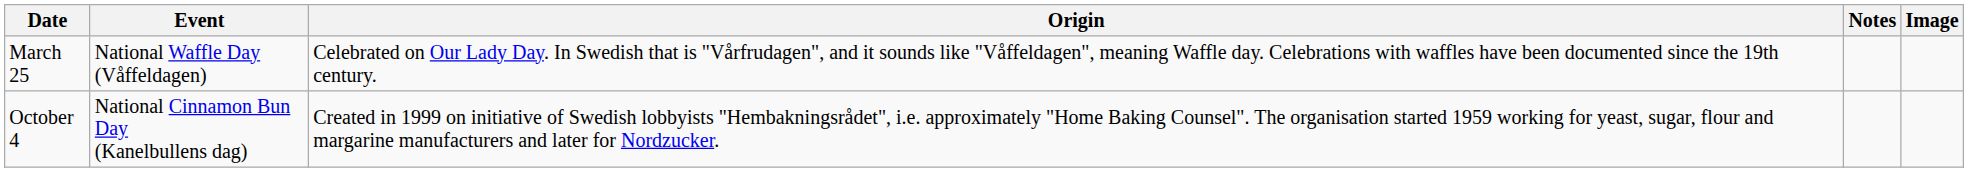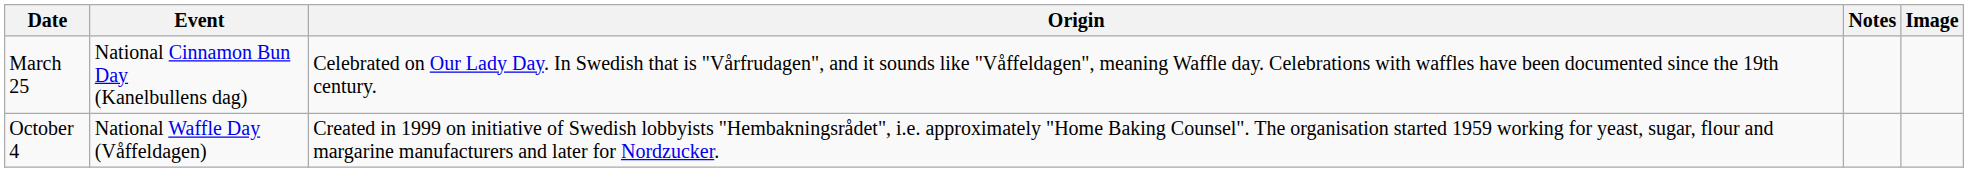(177, 63) National Waffle Day (Våffeldagen) -> (193, 74) National Cinnamon Bun Day (Kanelbullens dag)
(193, 128) National Cinnamon Bun Day (Kanelbullens dag) -> (177, 140) National Waffle Day (Våffeldagen)
